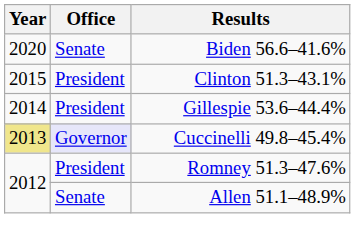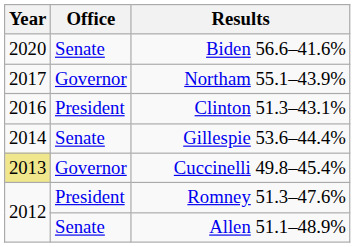+ row: (265, 78)
(28, 78) 2015 -> (28, 108) 2016
(90, 108) President -> (80, 138) Senate
(91, 138) lavender background -> (91, 167) no background
